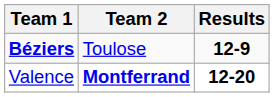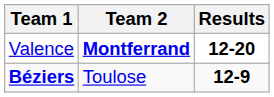rows swapped: (42, 48) <-> (41, 77)
